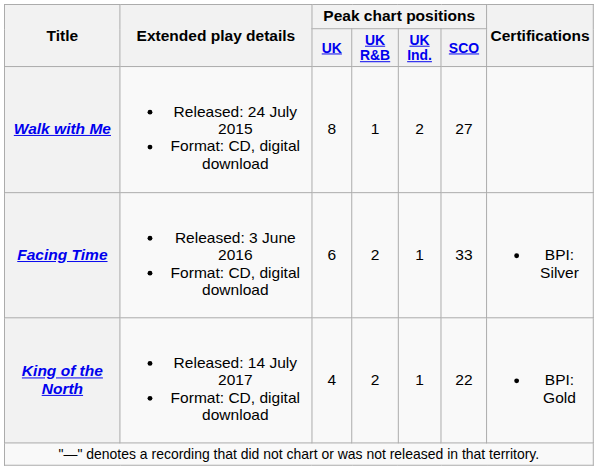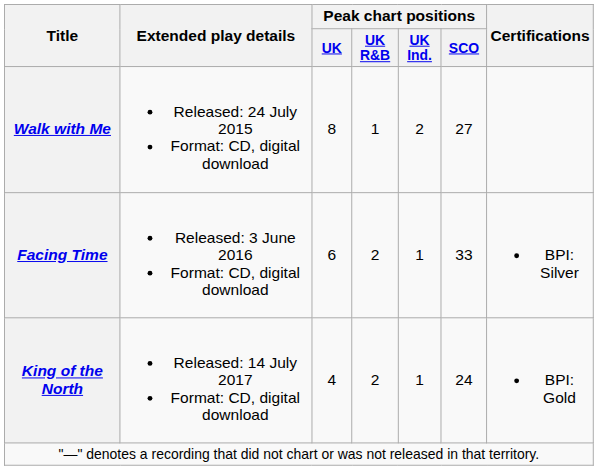(464, 380) 22 -> (464, 380) 24
